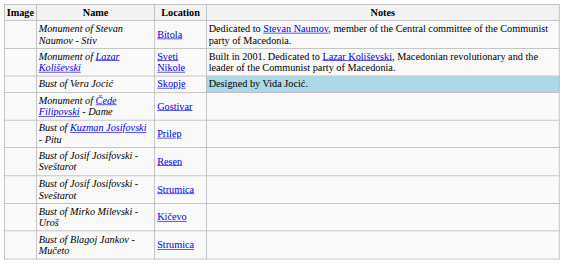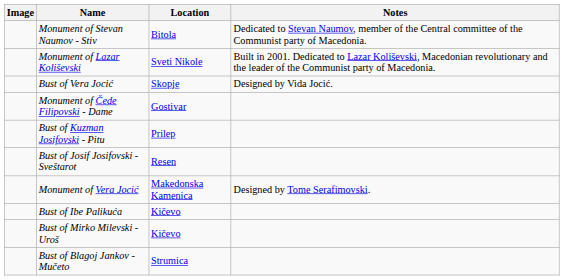(258, 84) lightblue background -> (283, 84) no background
+ row: (89, 189)
+ row: (80, 211)
- row: (88, 189)
